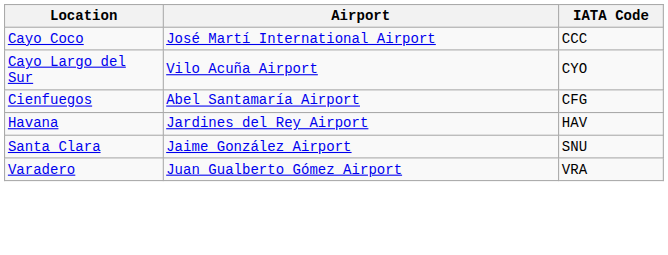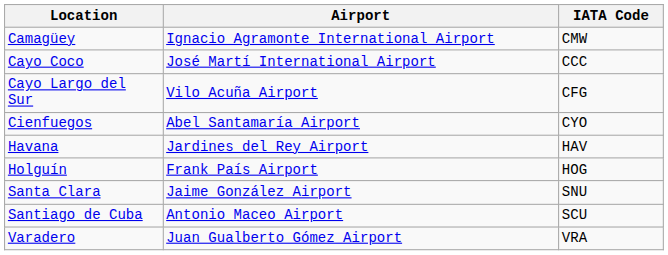+ row: (42, 39)
(575, 70) CYO -> (575, 93) CFG
(575, 101) CFG -> (575, 124) CYO
+ row: (37, 169)
+ row: (75, 215)
